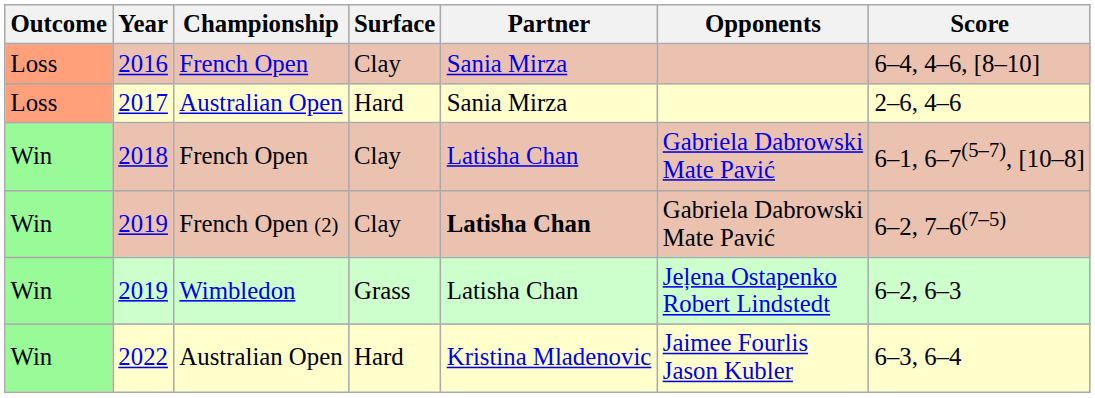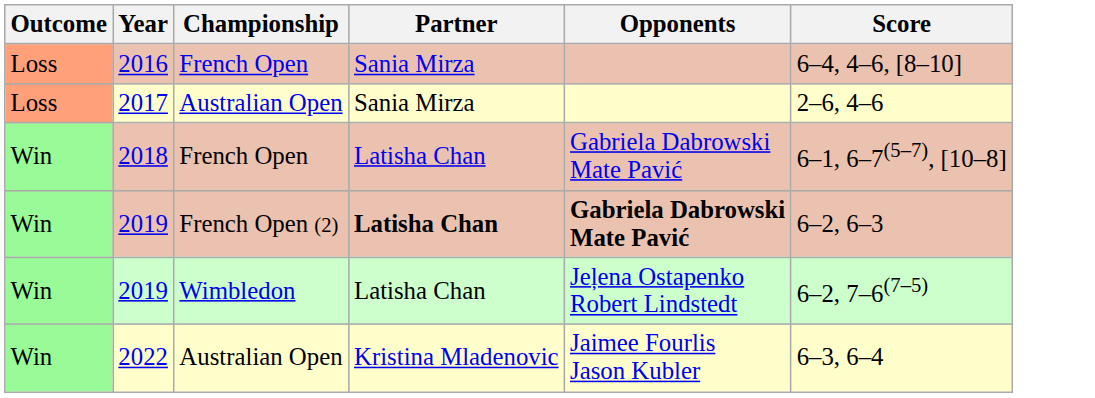- column: (395, 24)
(763, 223) normal -> (678, 223) bold
(940, 223) 6–2, 7–6(7–5) -> (840, 223) 6–2, 6–3
(918, 290) 6–2, 6–3 -> (862, 290) 6–2, 7–6(7–5)
